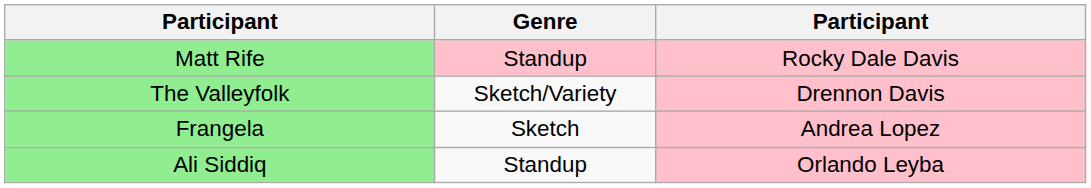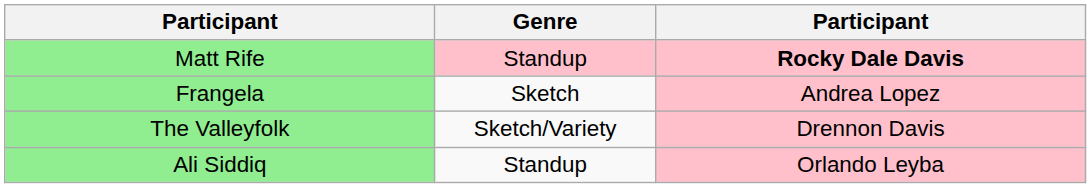(871, 57) normal -> (871, 57) bold
rows swapped: (220, 128) <-> (220, 93)
